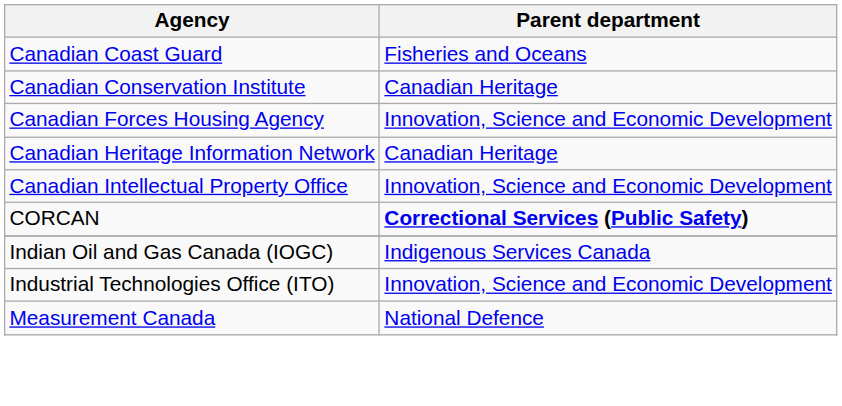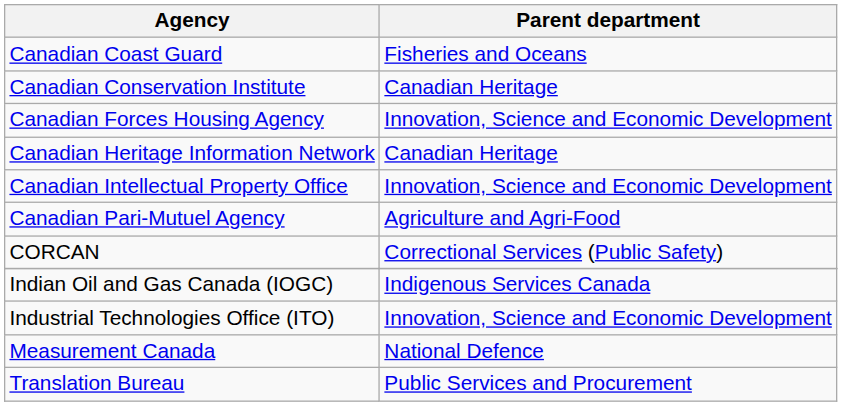+ row: (147, 218)
(566, 218) bold -> (554, 251) normal
+ row: (97, 383)
